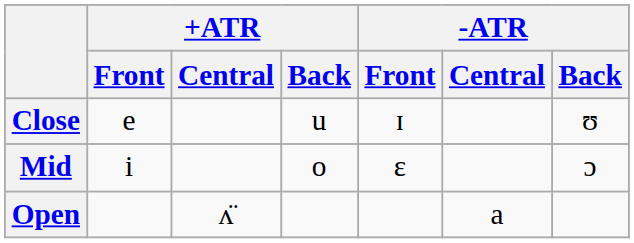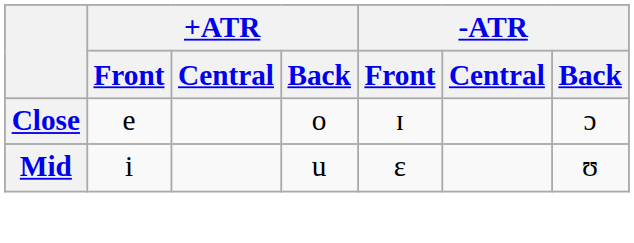(319, 120) u -> (319, 120) o
(590, 120) ʊ -> (590, 120) ɔ
(319, 167) o -> (319, 167) u
(590, 167) ɔ -> (590, 167) ʊ
- row: (46, 213)
